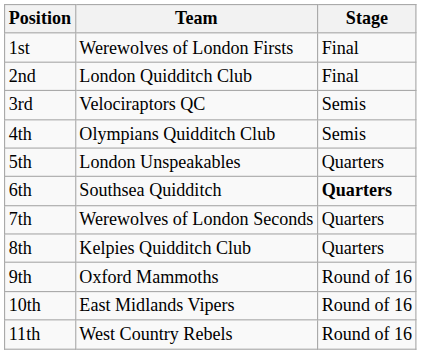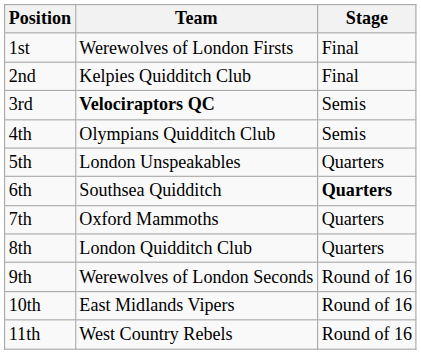(166, 76) London Quidditch Club -> (165, 76) Kelpies Quidditch Club
(142, 104) normal -> (147, 104) bold
(196, 219) Werewolves of London Seconds -> (149, 219) Oxford Mammoths
(165, 248) Kelpies Quidditch Club -> (166, 248) London Quidditch Club
(149, 276) Oxford Mammoths -> (196, 276) Werewolves of London Seconds
